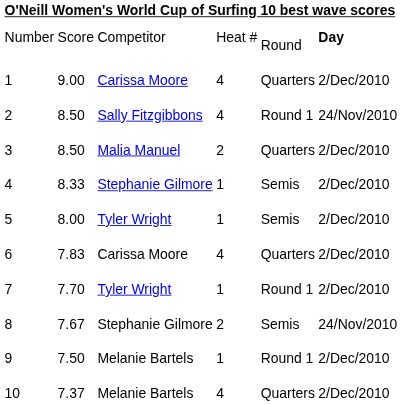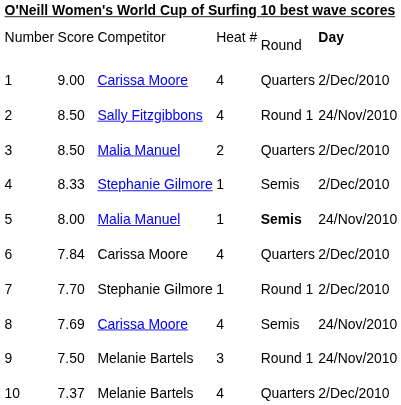(134, 219) Tyler Wright -> (139, 219) Malia Manuel
(280, 219) normal -> (281, 219) bold
(354, 219) 2/Dec/2010 -> (358, 219) 24/Nov/2010
(71, 254) 7.83 -> (71, 254) 7.84
(134, 289) Tyler Wright -> (155, 289) Stephanie Gilmore
(71, 324) 7.67 -> (71, 324) 7.69
(155, 324) Stephanie Gilmore -> (143, 324) Carissa Moore
(220, 324) 2 -> (220, 324) 4
(220, 359) 1 -> (220, 359) 3
(354, 359) 2/Dec/2010 -> (358, 359) 24/Nov/2010
